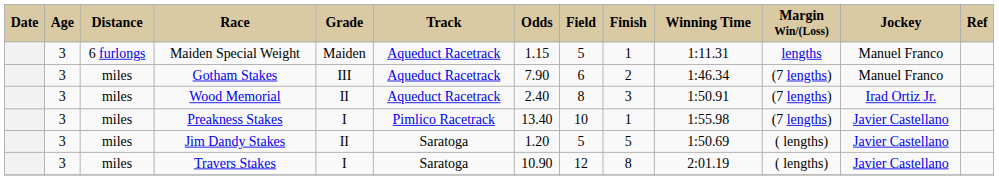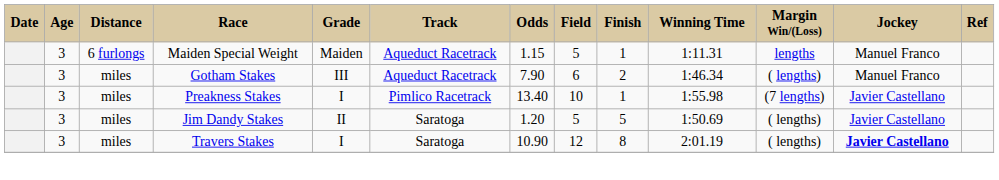(802, 75) (7 lengths) -> (795, 75) ( lengths)
- row: (235, 97)
(901, 163) normal -> (897, 141) bold
